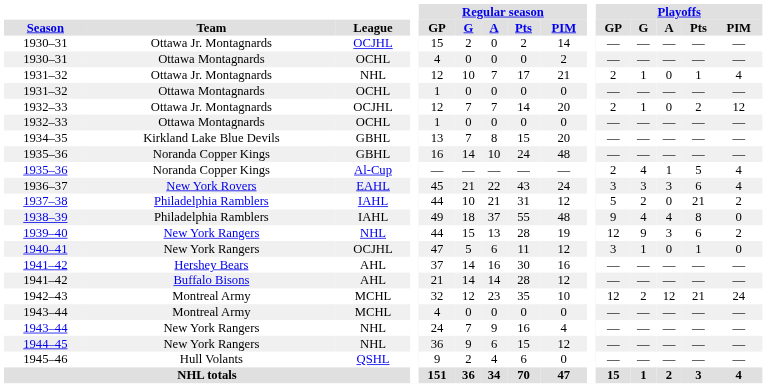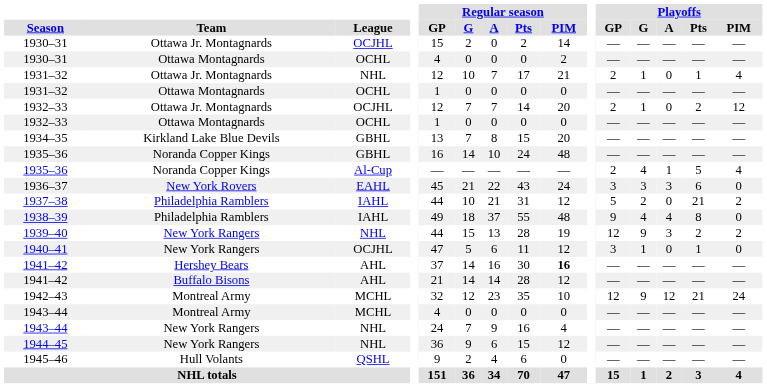(739, 185) 4 -> (739, 185) 0
(698, 233) 6 -> (698, 233) 2
(564, 264) normal -> (564, 264) bold
(643, 296) 2 -> (643, 296) 9
